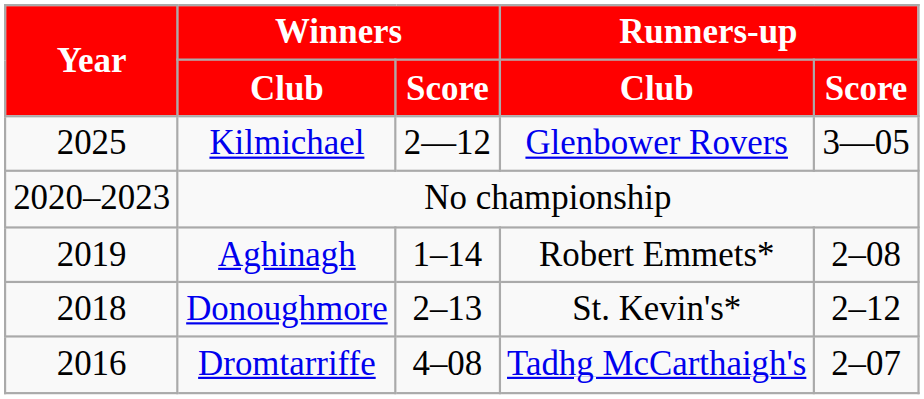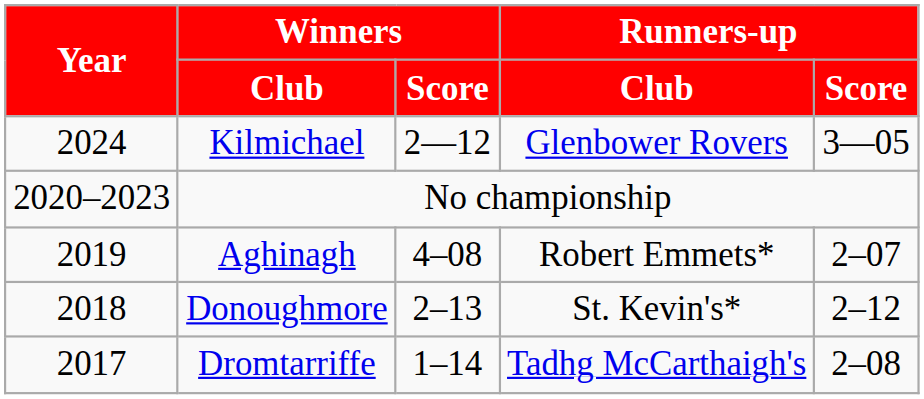(92, 142) 2025 -> (92, 142) 2024
(447, 253) 1–14 -> (447, 253) 4–08
(866, 253) 2–08 -> (866, 253) 2–07
(92, 364) 2016 -> (92, 364) 2017
(447, 364) 4–08 -> (447, 364) 1–14
(866, 364) 2–07 -> (866, 364) 2–08
